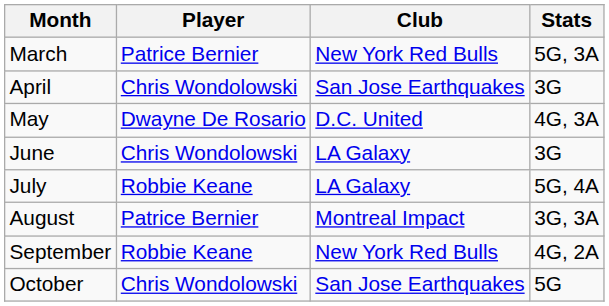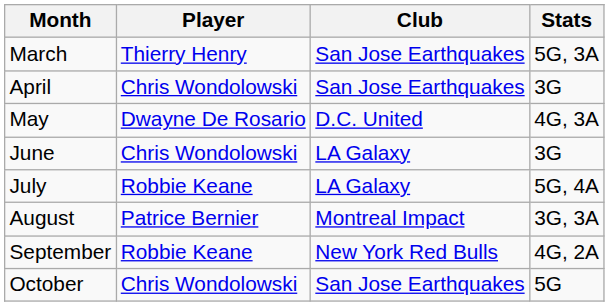(190, 53) Patrice Bernier -> (184, 53) Thierry Henry
(407, 53) New York Red Bulls -> (420, 53) San Jose Earthquakes
